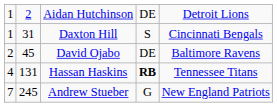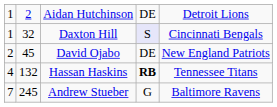(28, 33) 31 -> (28, 33) 32
(147, 33) no background -> (147, 33) lavender background
(216, 53) Baltimore Ravens -> (216, 53) New England Patriots
(28, 72) 131 -> (28, 72) 132
(216, 92) New England Patriots -> (216, 92) Baltimore Ravens
